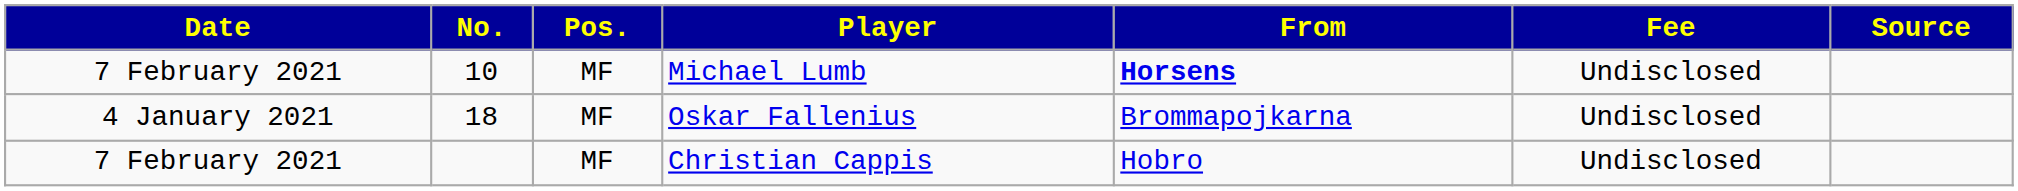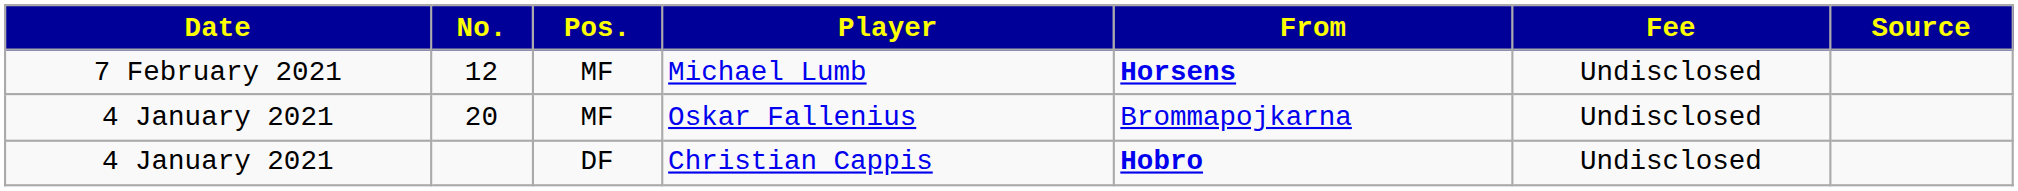(481, 72) 10 -> (481, 72) 12
(481, 117) 18 -> (481, 117) 20
(218, 162) 7 February 2021 -> (218, 162) 4 January 2021
(597, 162) MF -> (597, 162) DF
(1162, 162) normal -> (1162, 162) bold
